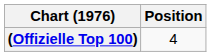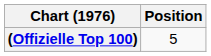(173, 39) 4 -> (173, 39) 5
